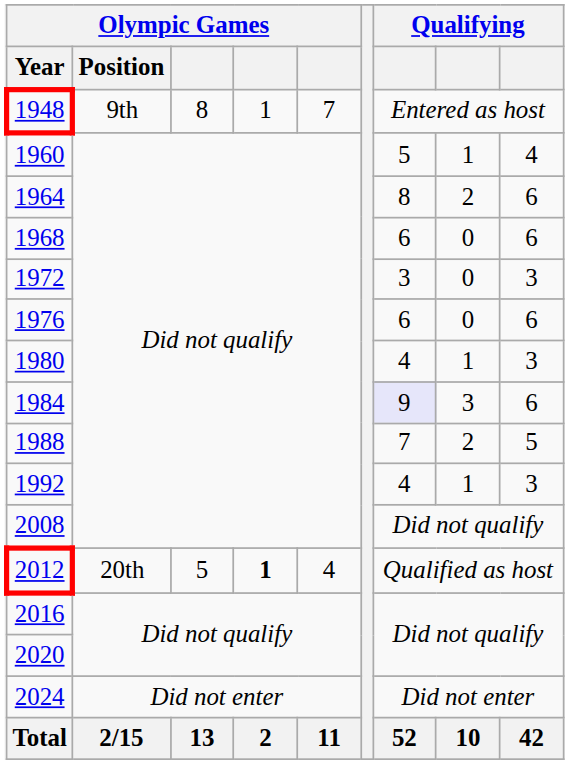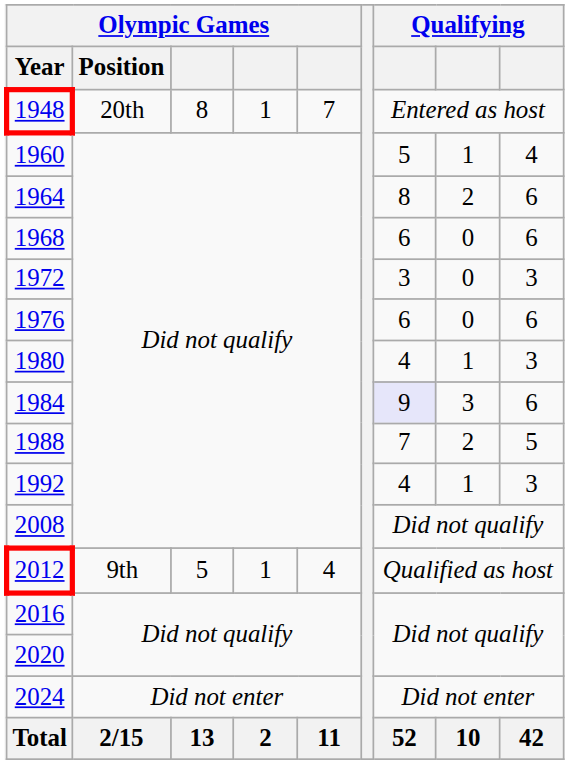(122, 111) 9th -> (122, 111) 20th
(122, 569) 20th -> (122, 569) 9th
(266, 569) bold -> (266, 569) normal
